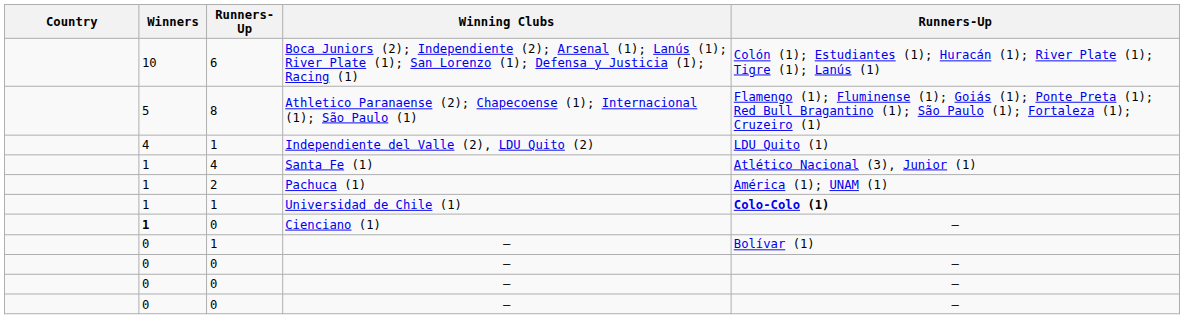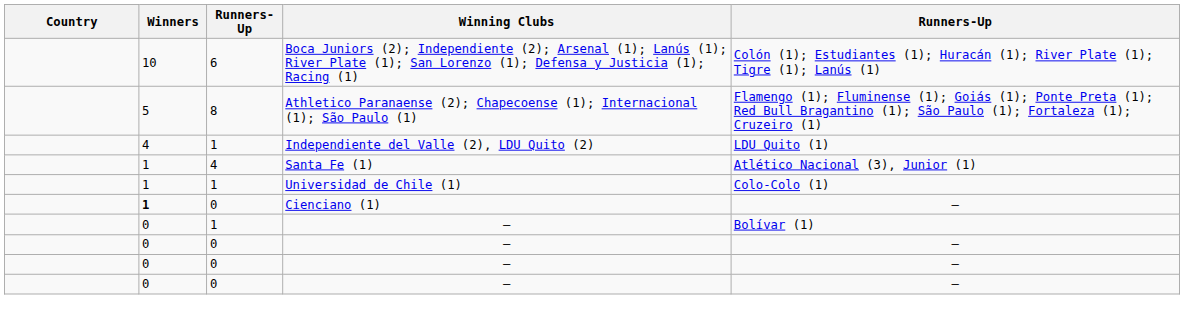- row: (214, 185)
(782, 204) bold -> (782, 185) normal
